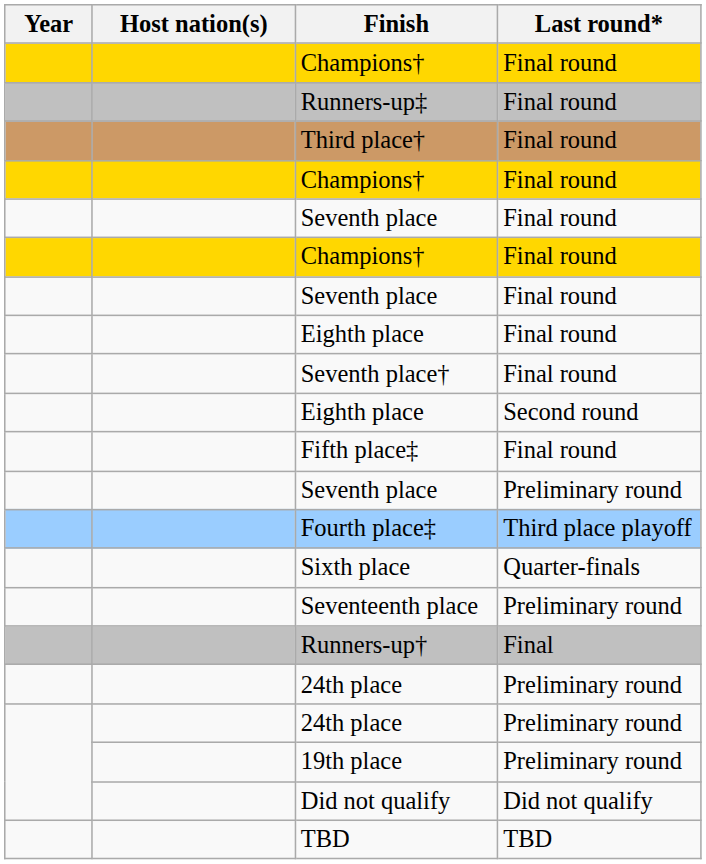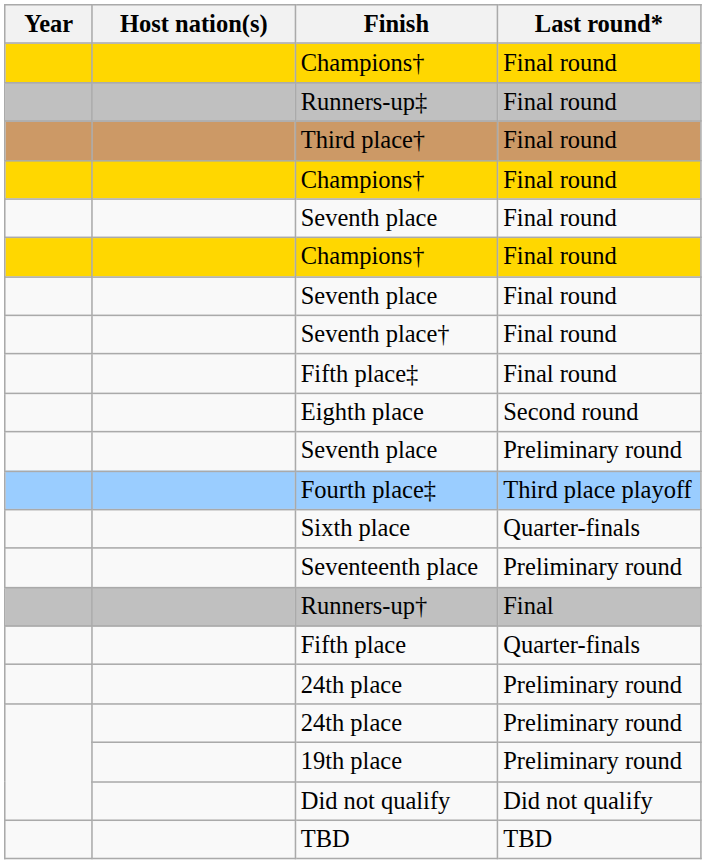- row: (362, 334)
rows swapped: (360, 450) <-> (362, 412)
+ row: (353, 645)
